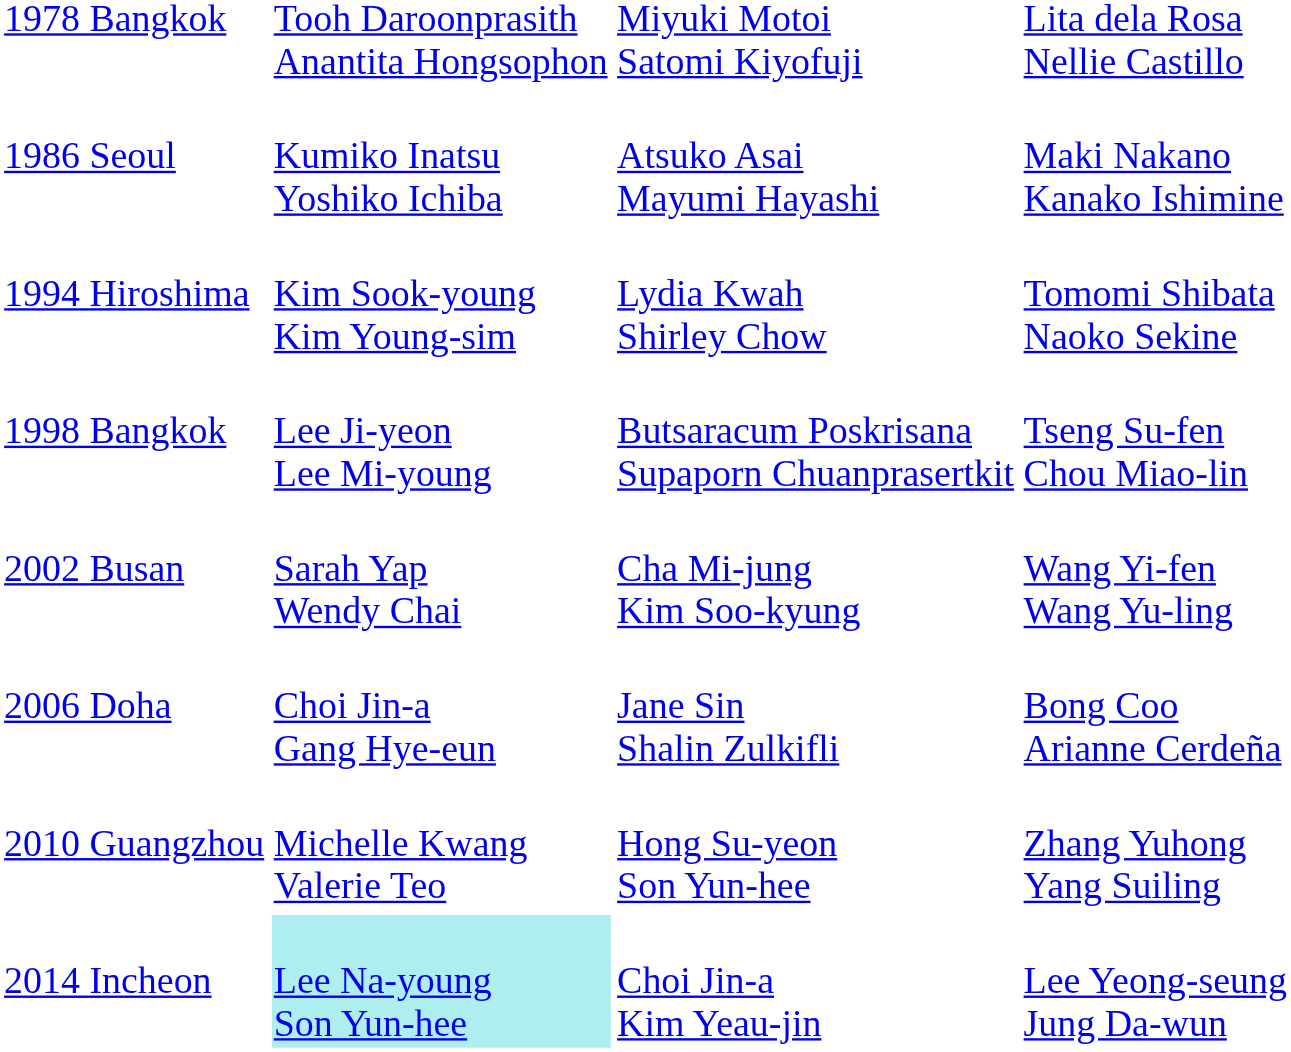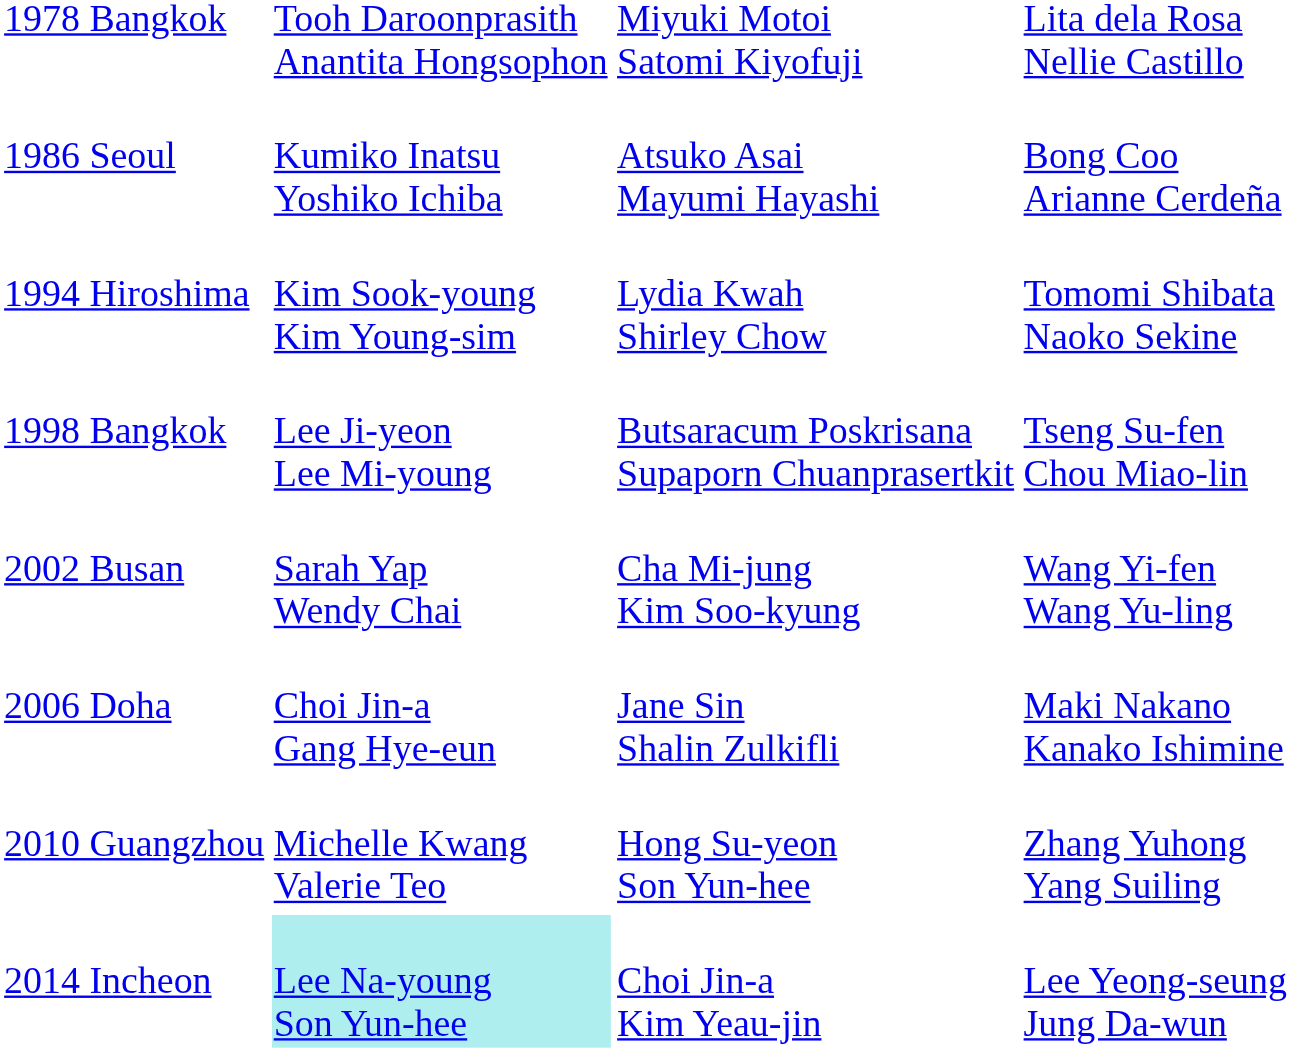(1154, 177) Maki Nakano Kanako Ishimine -> (1153, 177) Bong Coo Arianne Cerdeña
(1153, 727) Bong Coo Arianne Cerdeña -> (1154, 727) Maki Nakano Kanako Ishimine
